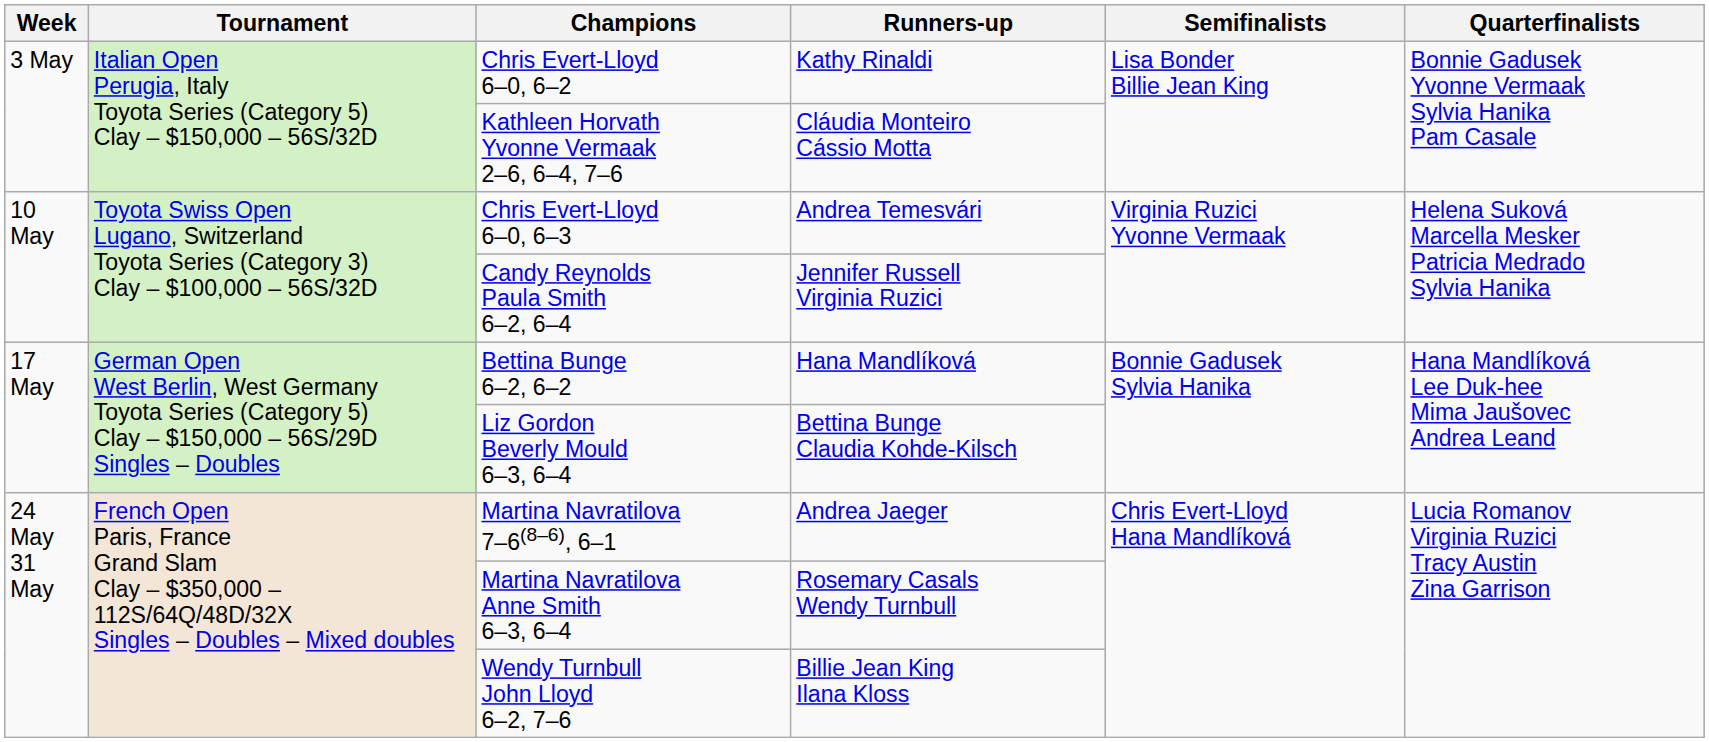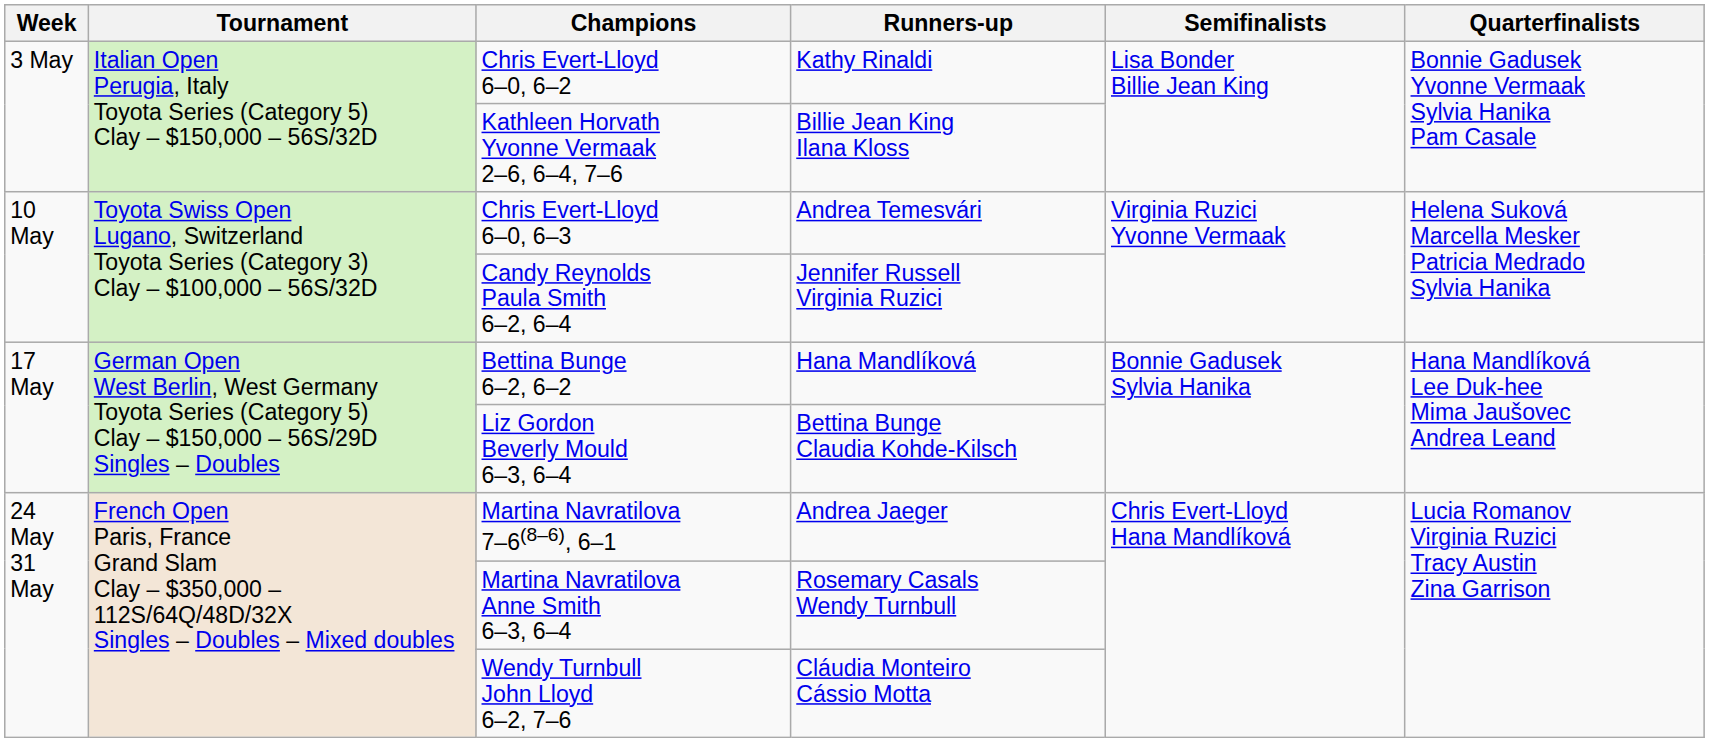(884, 135) Cláudia Monteiro Cássio Motta -> (875, 135) Billie Jean King Ilana Kloss
(875, 680) Billie Jean King Ilana Kloss -> (884, 680) Cláudia Monteiro Cássio Motta
